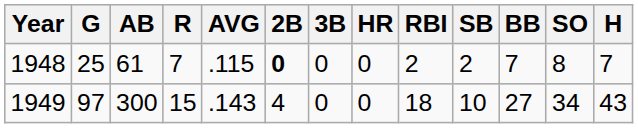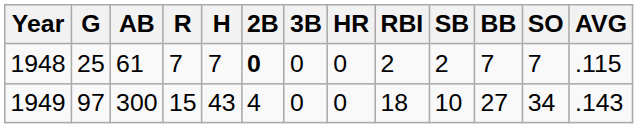columns swapped: (613, 24) <-> (234, 24)
(559, 63) 8 -> (535, 63) 7
